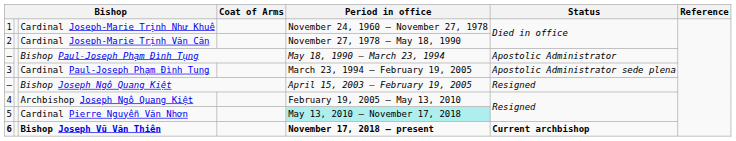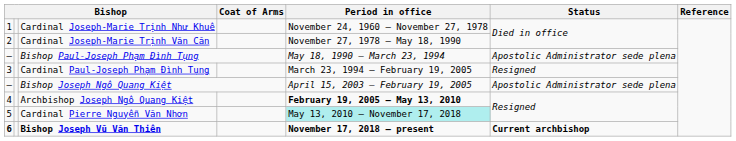(554, 56) Apostolic Administrator -> (584, 56) Apostolic Administrator sede plena
(584, 70) Apostolic Administrator sede plena -> (514, 70) Resigned
(514, 85) Resigned -> (584, 85) Apostolic Administrator sede plena
(375, 99) normal -> (375, 99) bold
